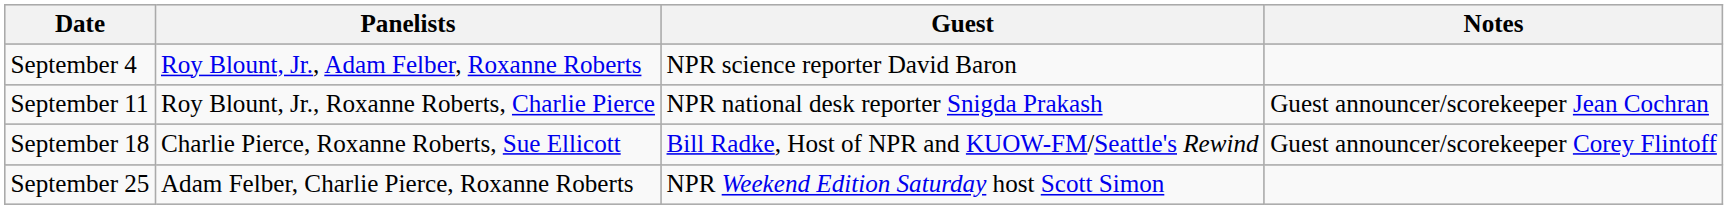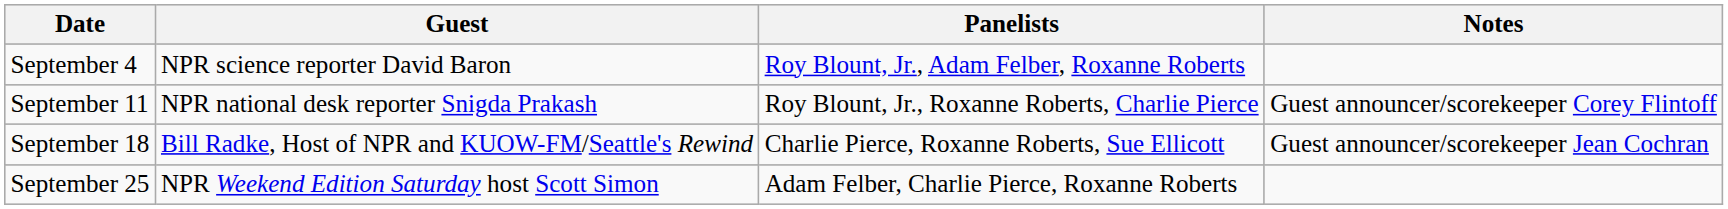columns swapped: (963, 24) <-> (408, 24)
(1490, 104) Guest announcer/scorekeeper Jean Cochran -> (1494, 104) Guest announcer/scorekeeper Corey Flintoff
(1494, 143) Guest announcer/scorekeeper Corey Flintoff -> (1490, 143) Guest announcer/scorekeeper Jean Cochran
